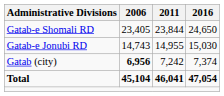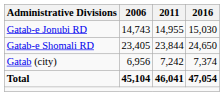rows swapped: (47, 45) <-> (50, 29)
(138, 62) bold -> (138, 62) normal
